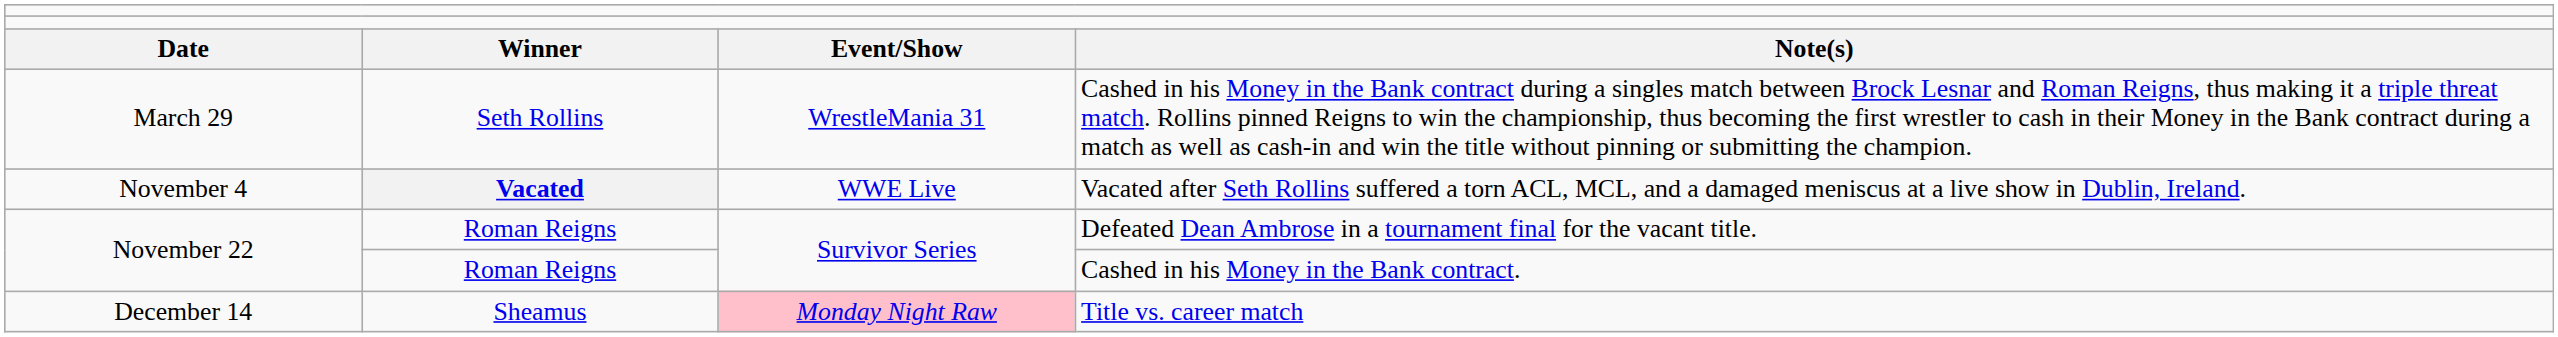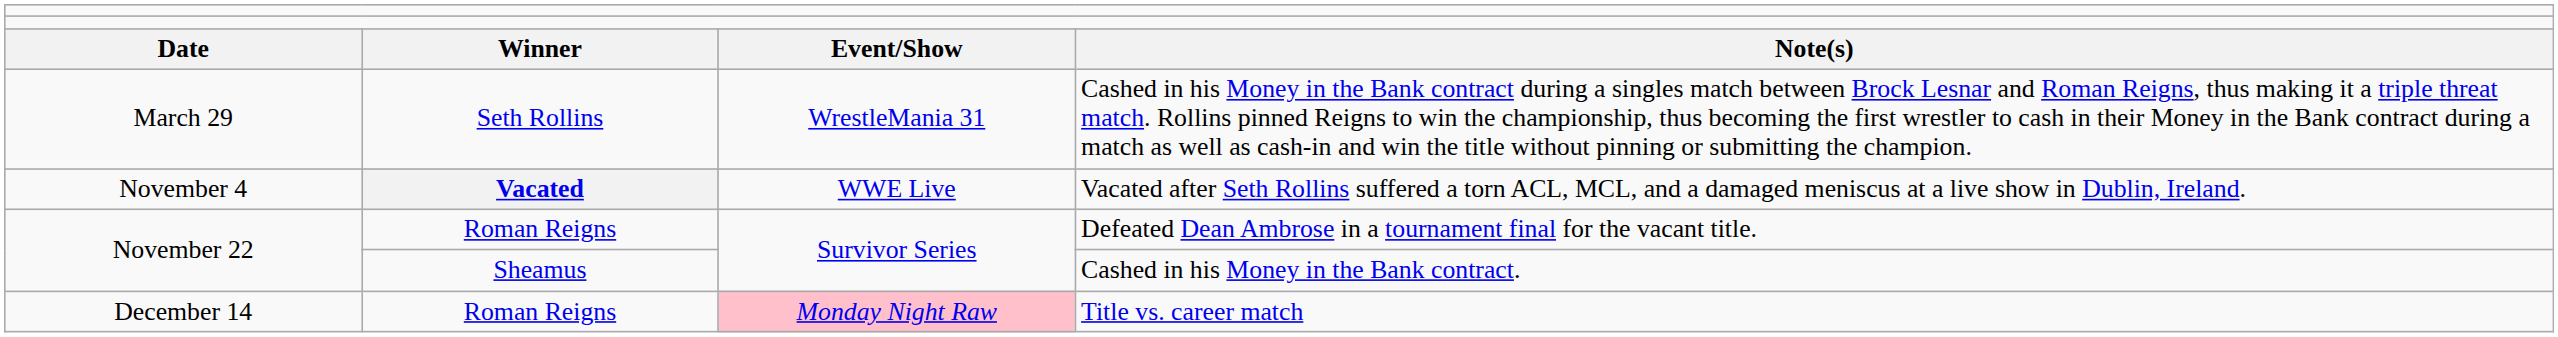(540, 270) Roman Reigns -> (540, 270) Sheamus
(540, 310) Sheamus -> (540, 310) Roman Reigns
